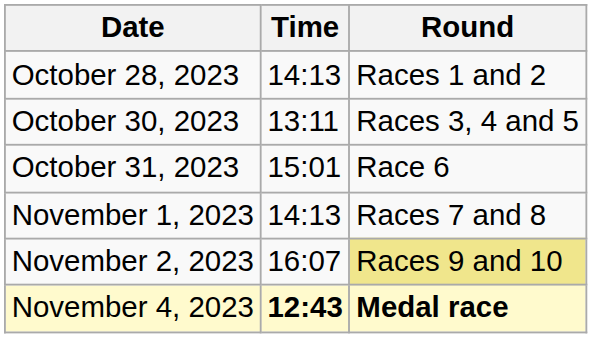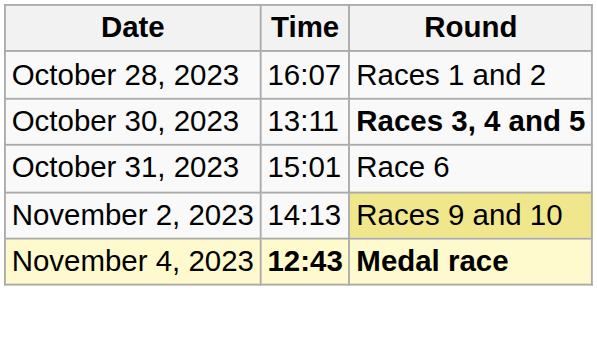(304, 74) 14:13 -> (304, 74) 16:07
(468, 121) normal -> (471, 121) bold
- row: (133, 214)
(304, 261) 16:07 -> (304, 214) 14:13
